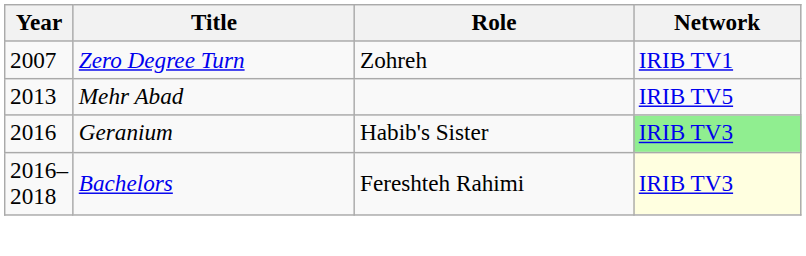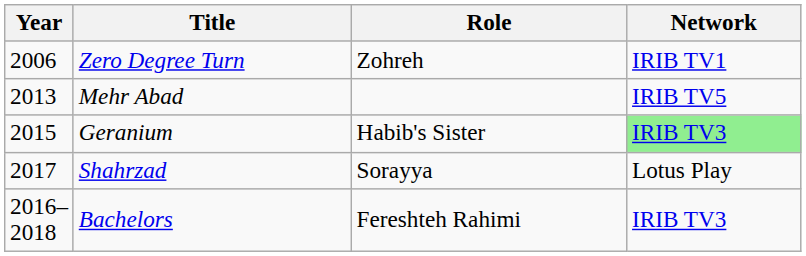(33, 59) 2007 -> (33, 59) 2006
(33, 133) 2016 -> (33, 133) 2015
+ row: (123, 170)
(686, 183) lightyellow background -> (679, 219) no background
